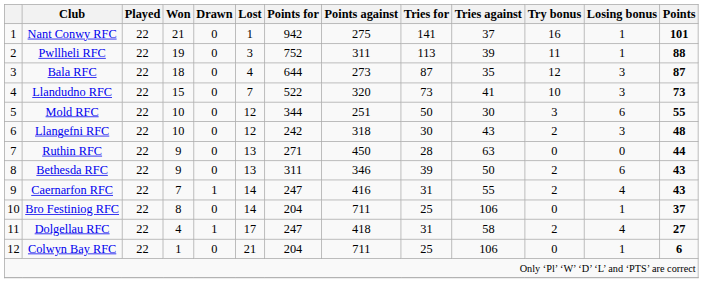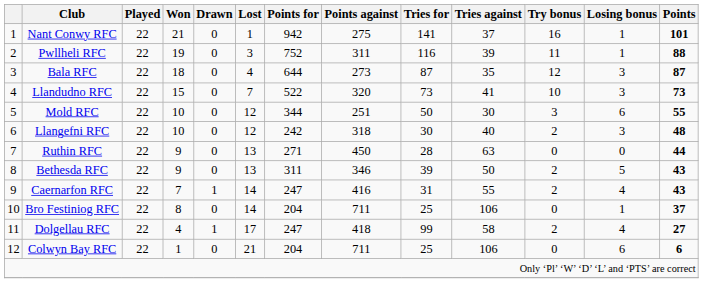(426, 53) 113 -> (426, 53) 116
(488, 131) 43 -> (488, 131) 40
(622, 170) 6 -> (622, 170) 5
(426, 229) 31 -> (426, 229) 99
(622, 248) 1 -> (622, 248) 6
